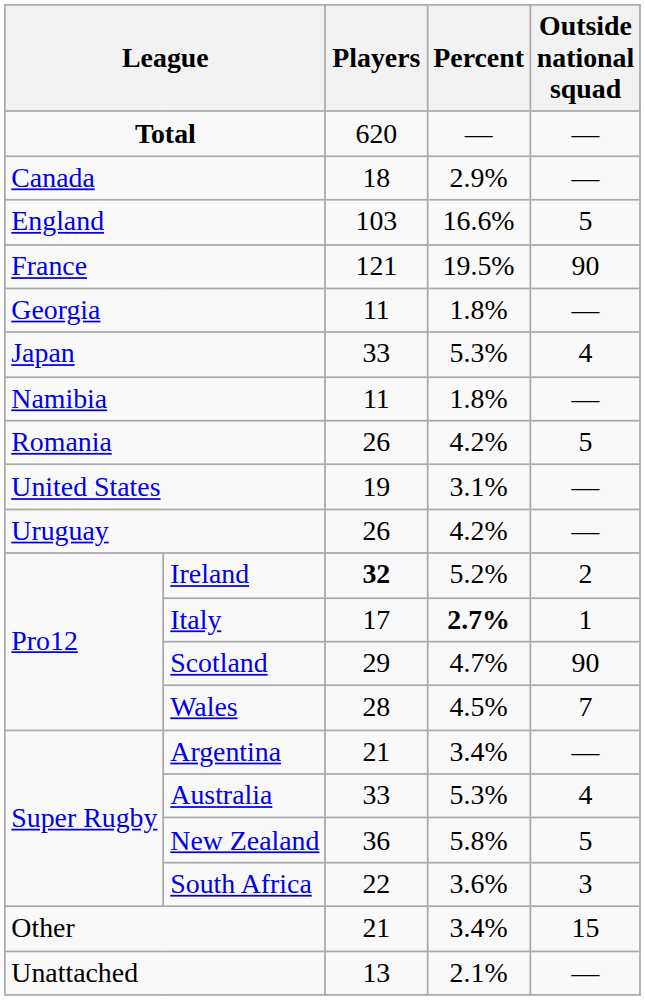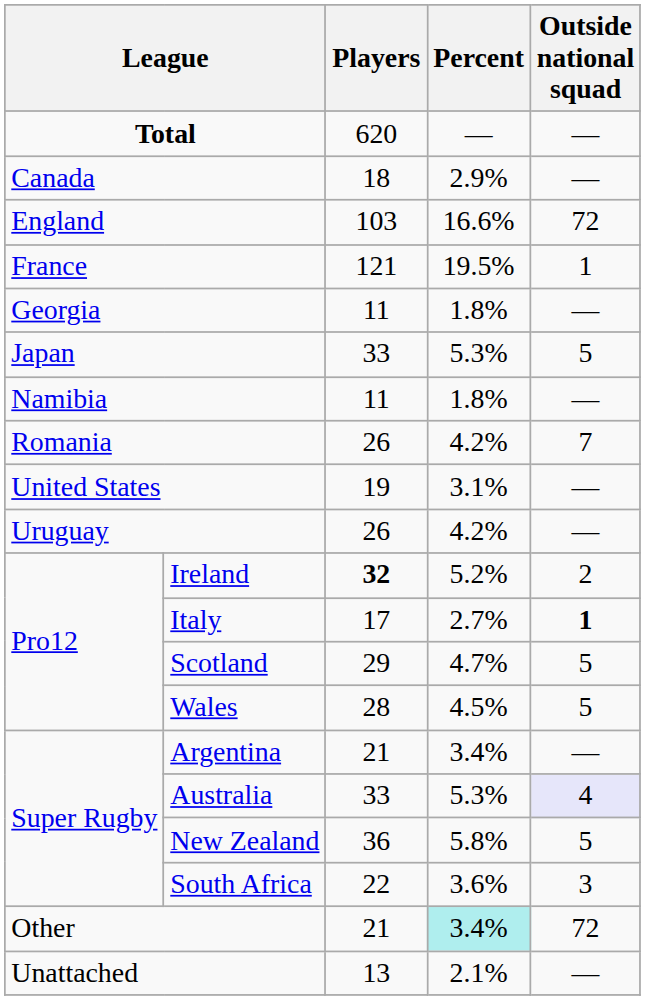(586, 221) 5 -> (586, 221) 72
(586, 265) 90 -> (586, 265) 1
(586, 354) 4 -> (586, 354) 5
(586, 442) 5 -> (586, 442) 7
(479, 619) bold -> (479, 619) normal
(586, 619) normal -> (586, 619) bold
(586, 663) 90 -> (586, 663) 5
(586, 707) 7 -> (586, 707) 5
(586, 795) no background -> (586, 795) lavender background
(479, 928) no background -> (479, 928) paleturquoise background
(586, 928) 15 -> (586, 928) 72
